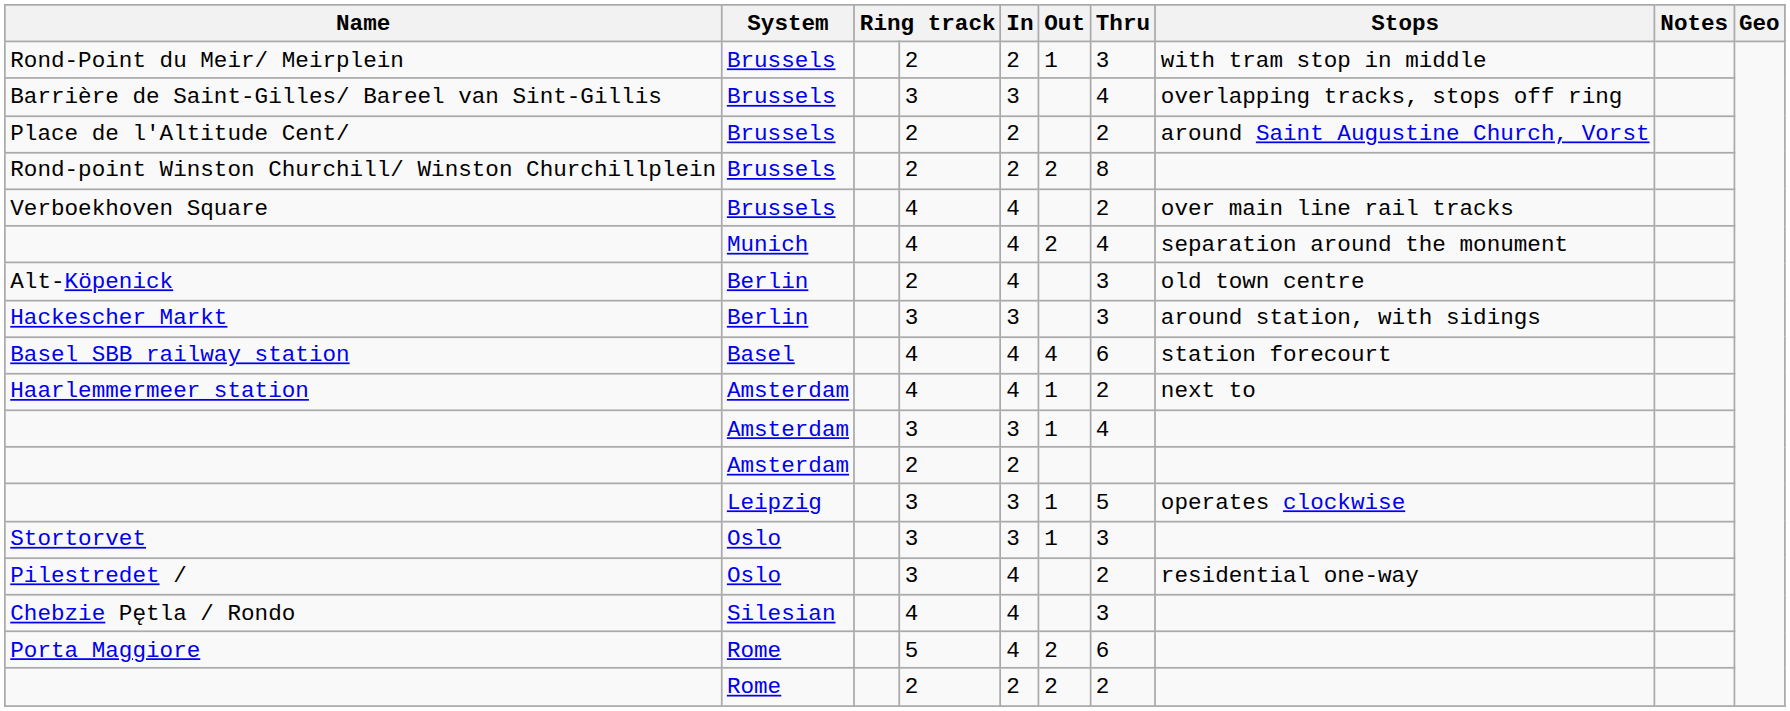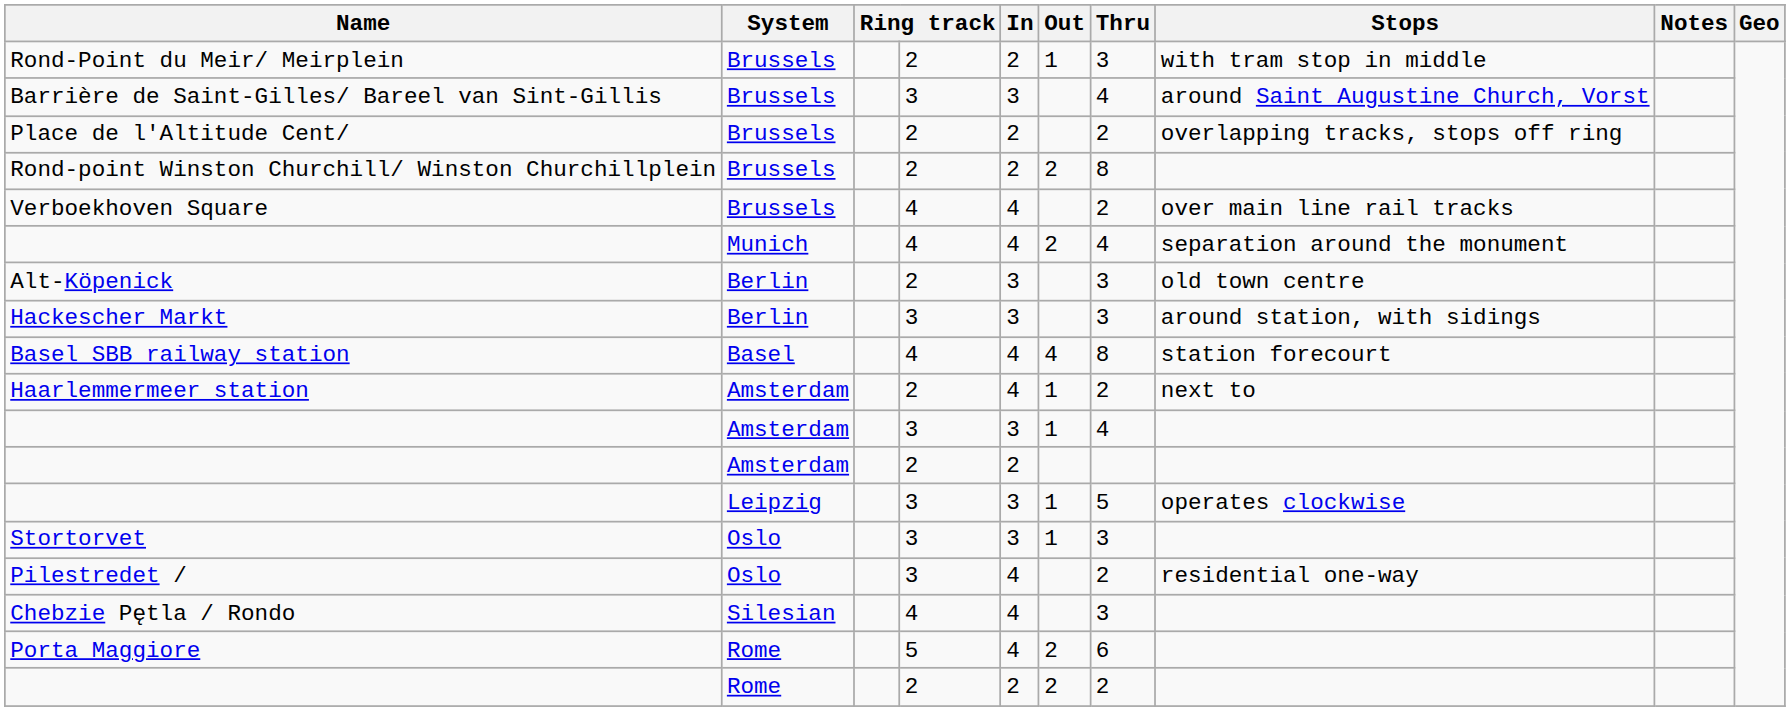(1392, 97) overlapping tracks, stops off ring -> (1405, 97) around Saint Augustine Church, Vorst
(1405, 134) around Saint Augustine Church, Vorst -> (1392, 134) overlapping tracks, stops off ring
(1013, 281) 4 -> (1013, 281) 3
(1103, 355) 6 -> (1103, 355) 8
(912, 392) 4 -> (912, 392) 2
